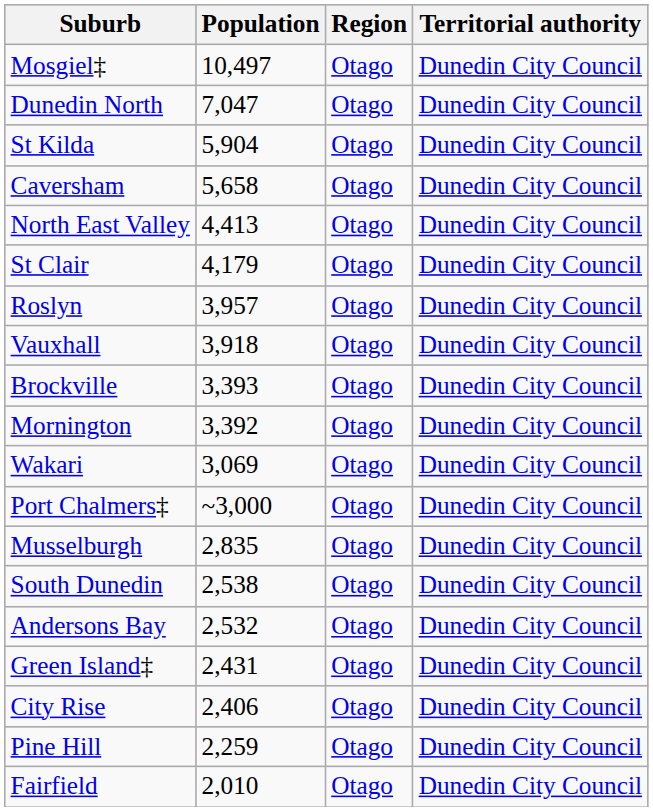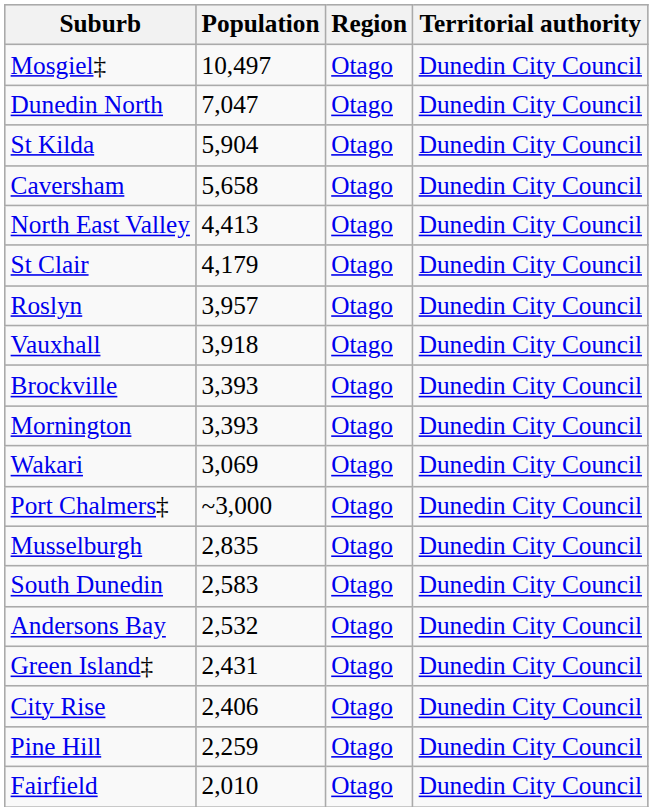(230, 425) 3,392 -> (230, 425) 3,393
(230, 585) 2,538 -> (230, 585) 2,583
